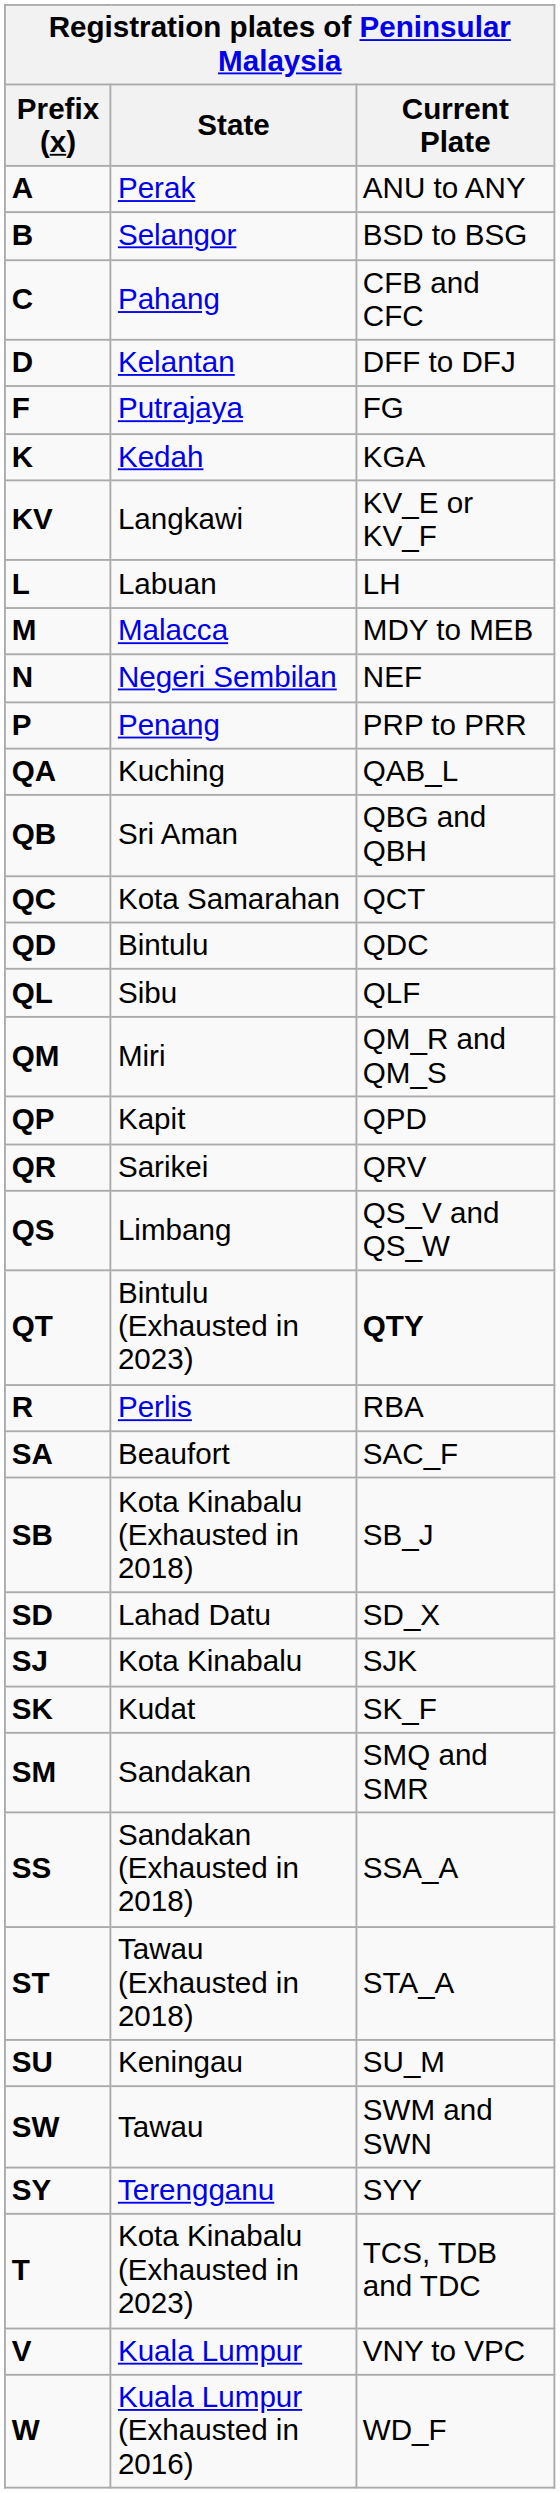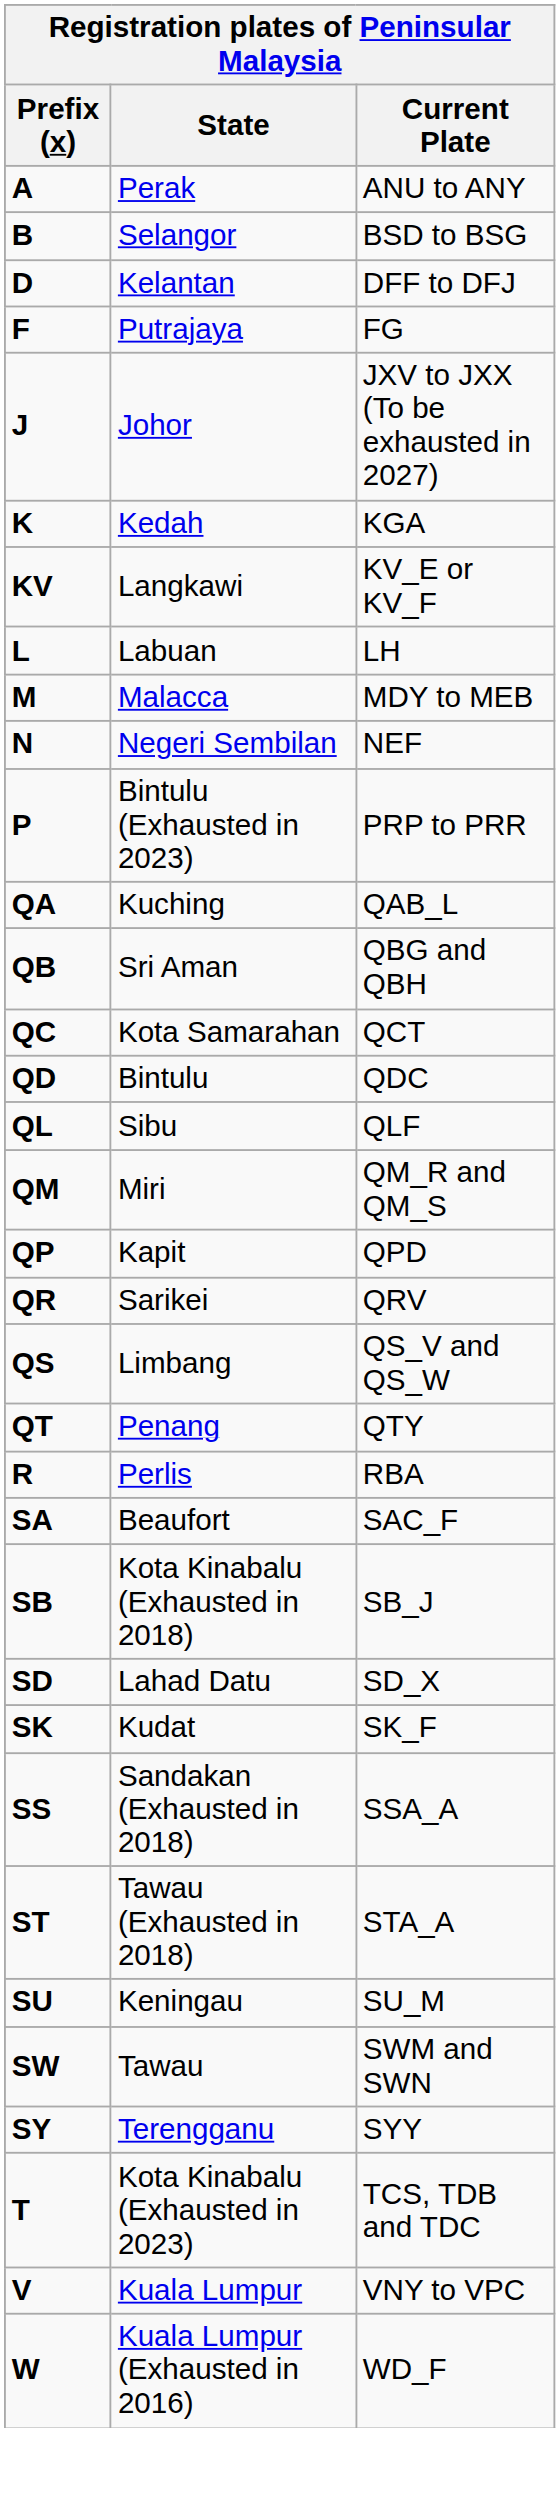- row: (22, 298)
+ row: (20, 426)
(169, 724) Penang -> (208, 824) Bintulu (Exhausted in 2023)
(208, 1327) Bintulu (Exhausted in 2023) -> (169, 1427) Penang
(393, 1327) bold -> (393, 1427) normal
- row: (30, 1661)
- row: (34, 1772)
